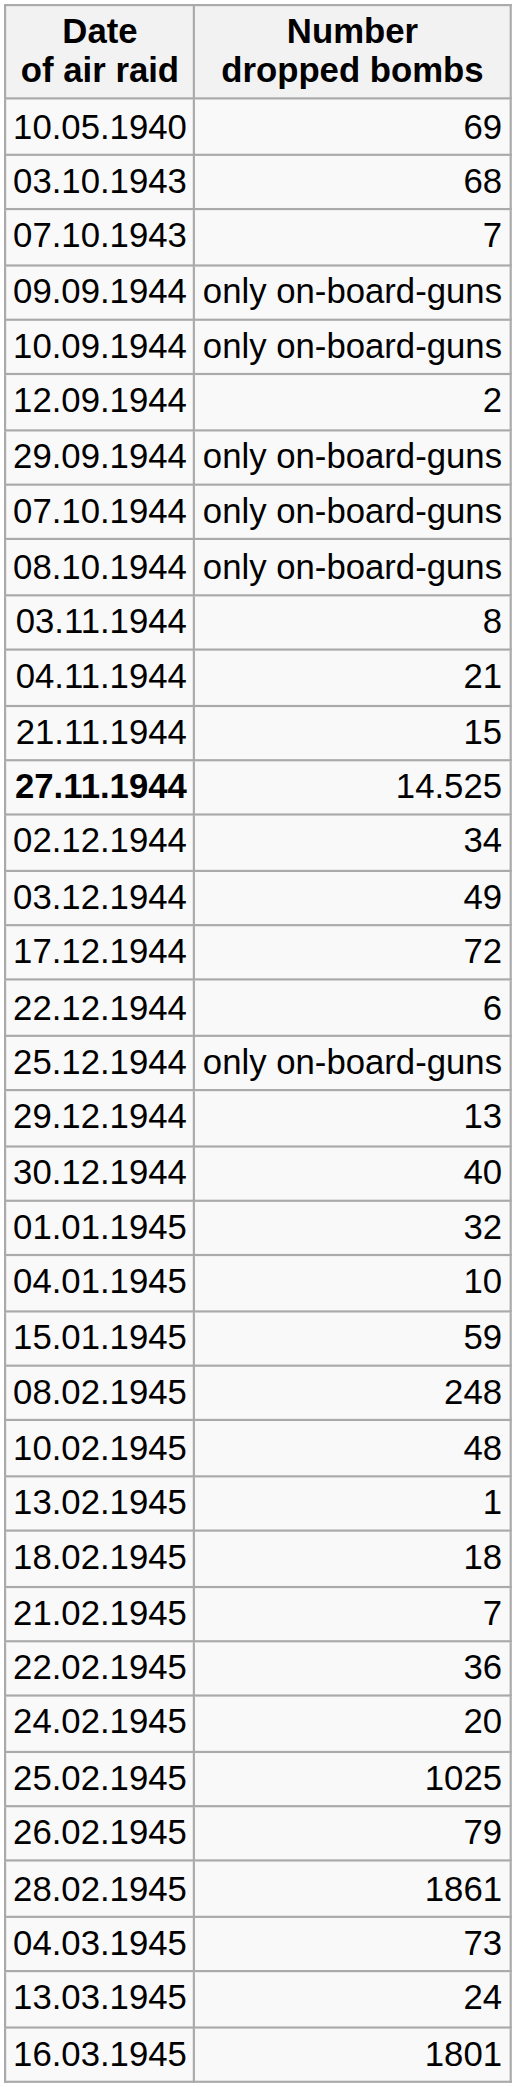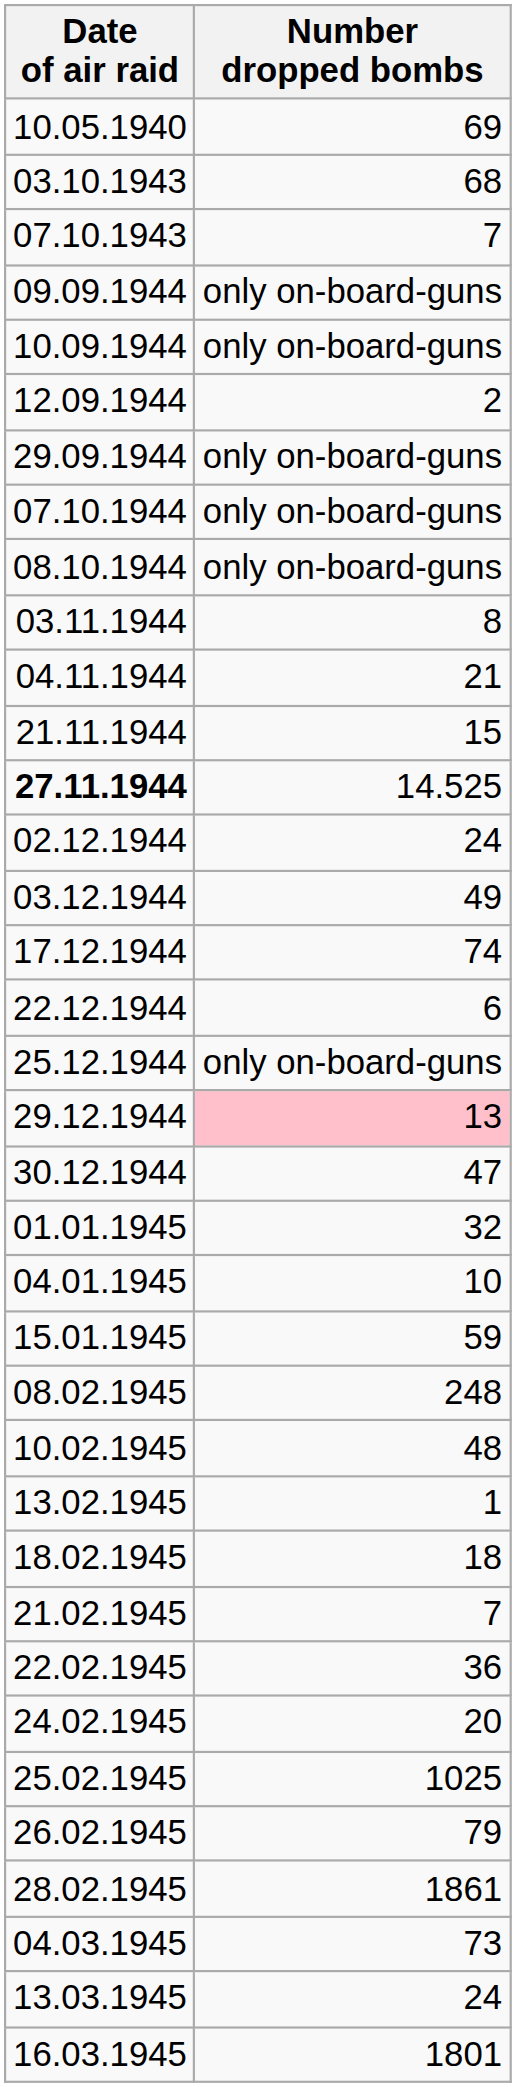(483, 841) 34 -> (483, 841) 24
(483, 952) 72 -> (483, 952) 74
(483, 1117) no background -> (483, 1117) pink background
(483, 1172) 40 -> (483, 1172) 47
